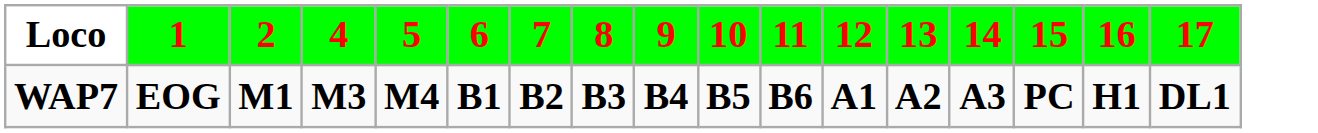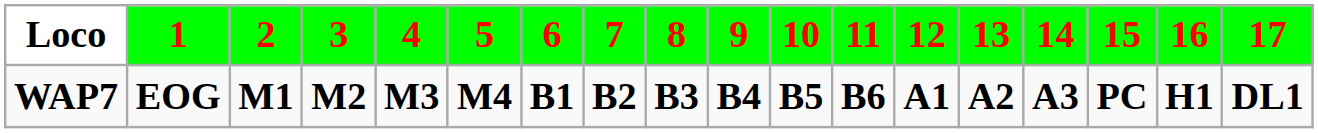+ column: (339, 34)
